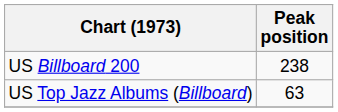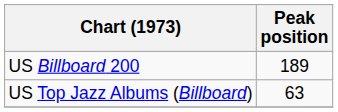(294, 65) 238 -> (294, 65) 189
